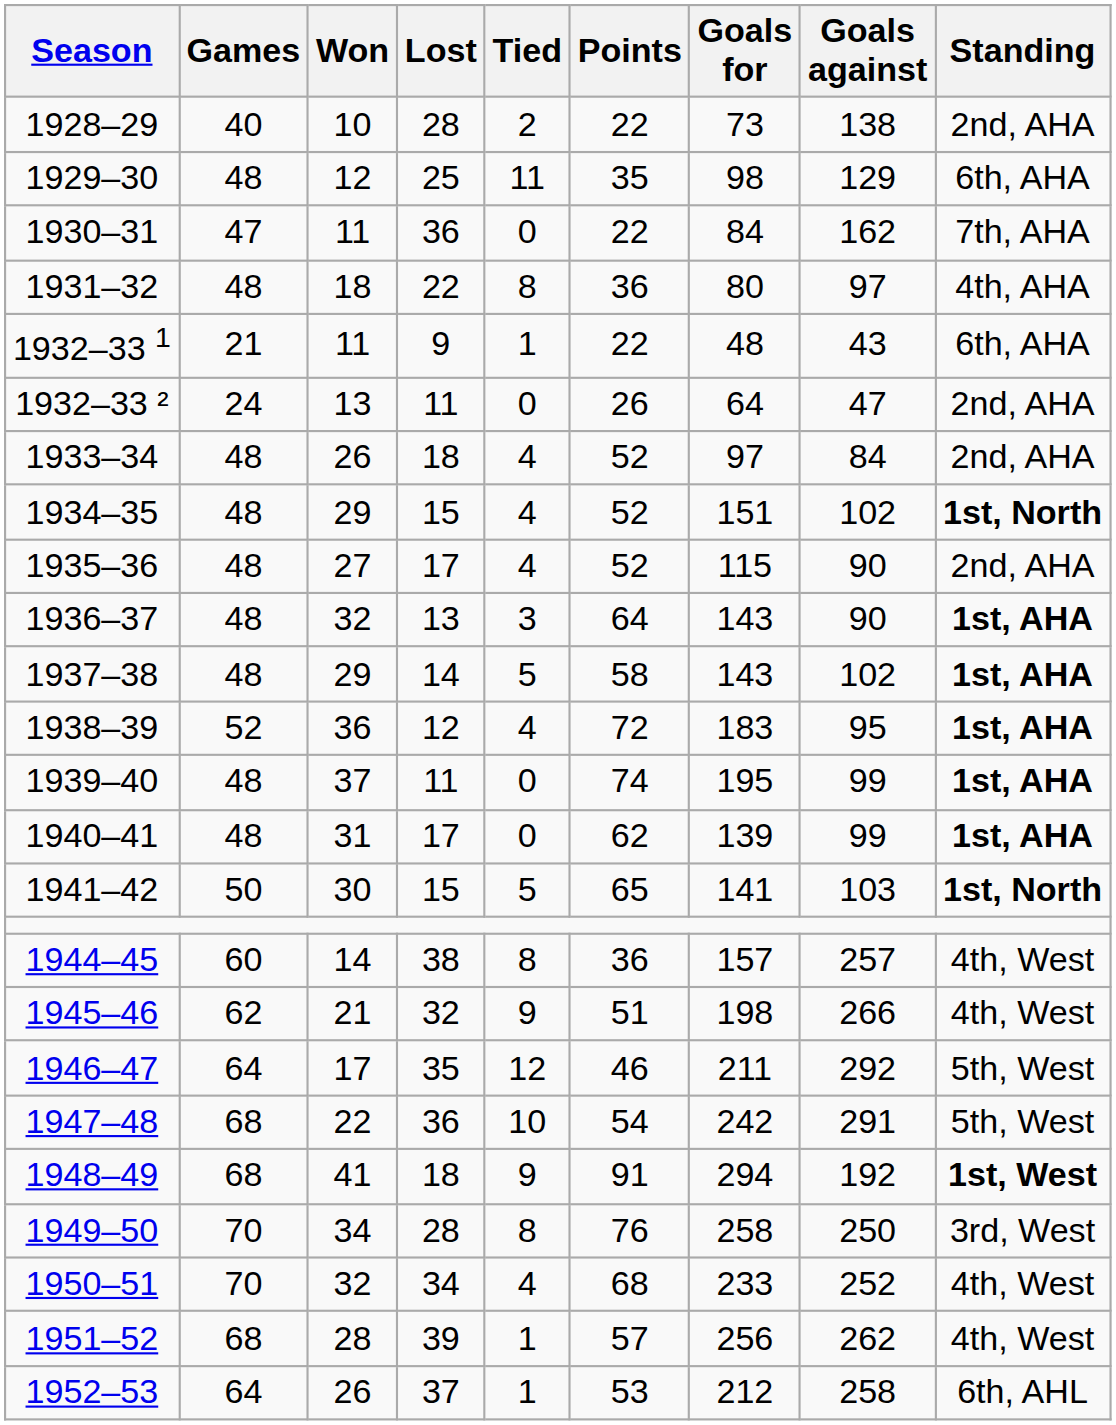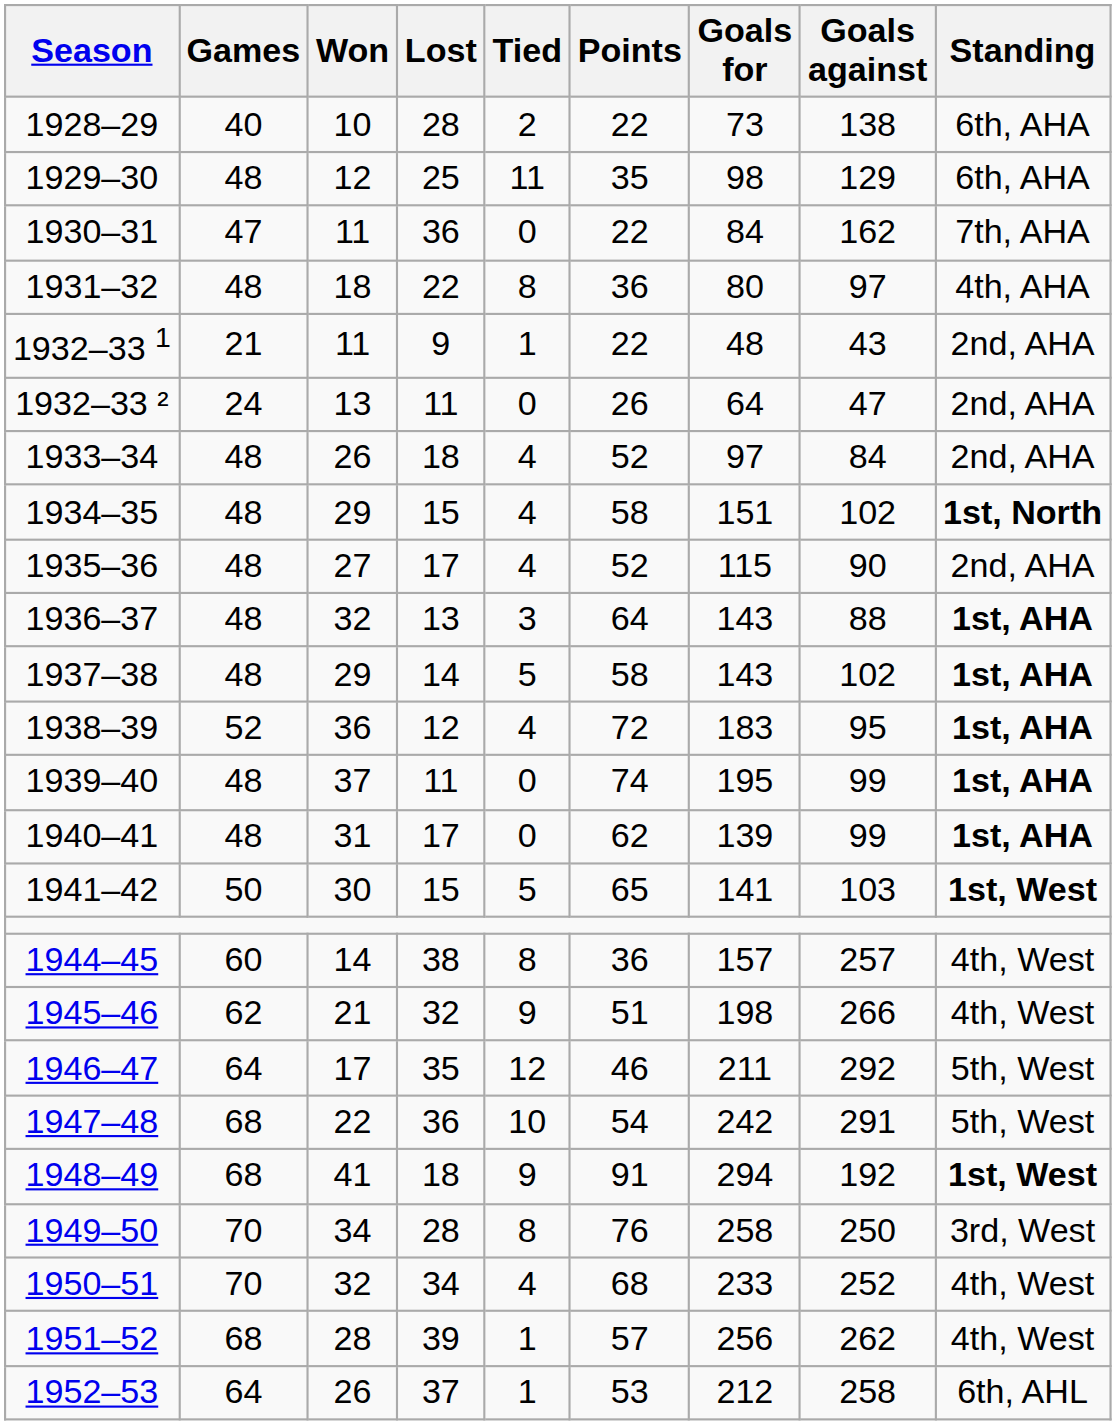(1023, 123) 2nd, AHA -> (1023, 123) 6th, AHA
(1023, 344) 6th, AHA -> (1023, 344) 2nd, AHA
(630, 511) 52 -> (630, 511) 58
(868, 619) 90 -> (868, 619) 88
(1023, 889) 1st, North -> (1023, 889) 1st, West
